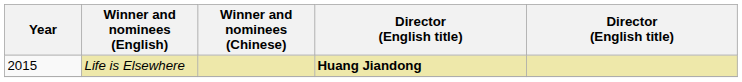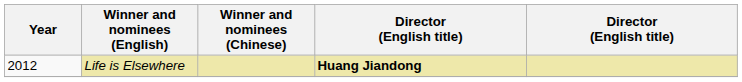(22, 65) 2015 -> (22, 65) 2012
